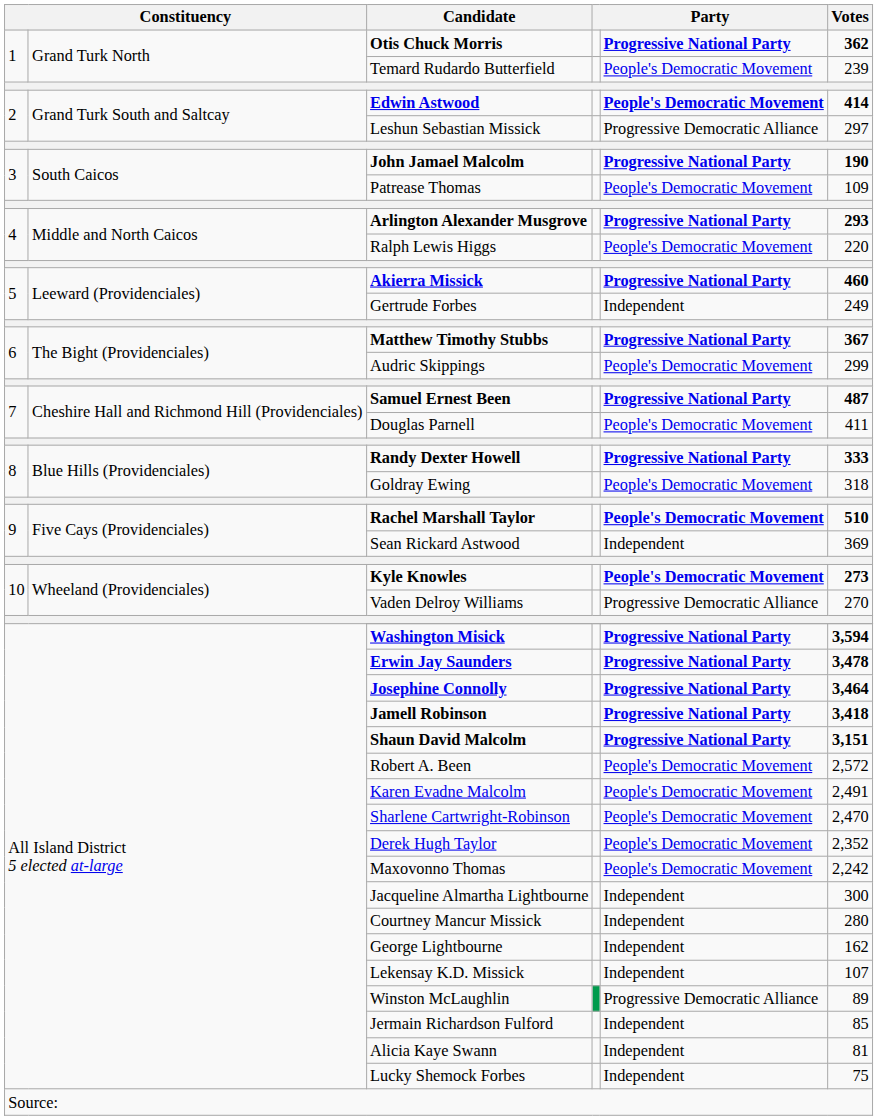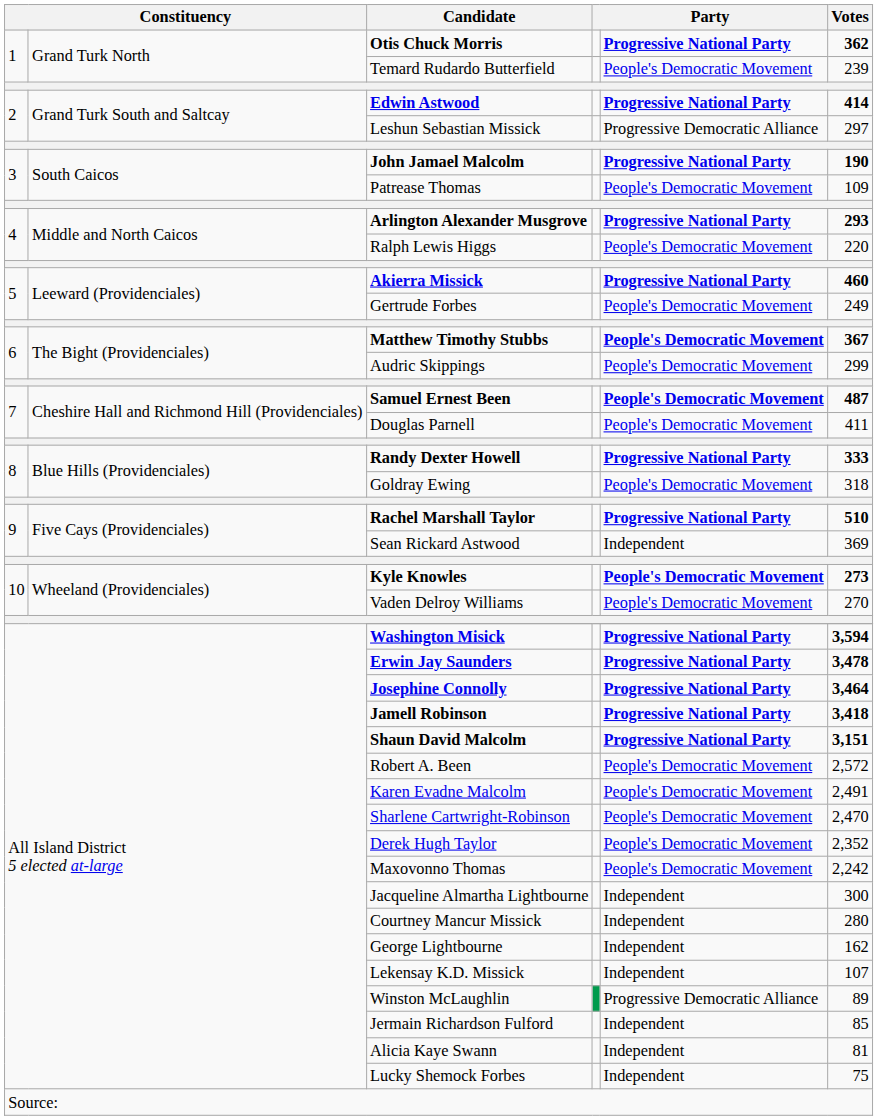(714, 102) People's Democratic Movement -> (697, 102) Progressive National Party
(644, 306) Independent -> (708, 306) People's Democratic Movement
(697, 339) Progressive National Party -> (714, 339) People's Democratic Movement
(697, 399) Progressive National Party -> (714, 399) People's Democratic Movement
(714, 517) People's Democratic Movement -> (697, 517) Progressive National Party
(711, 602) Progressive Democratic Alliance -> (708, 602) People's Democratic Movement
